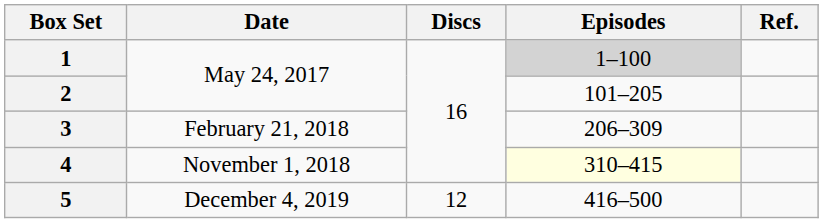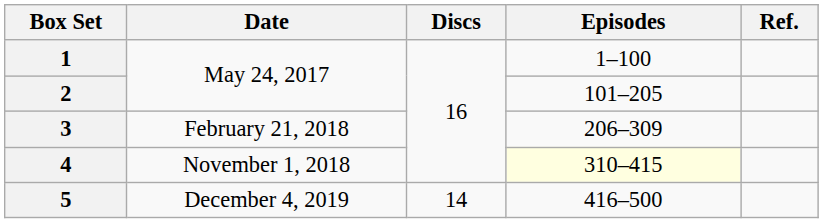(623, 57) lightgrey background -> (623, 57) no background
(456, 199) 12 -> (456, 199) 14
